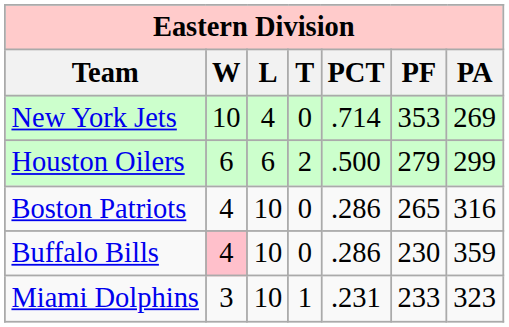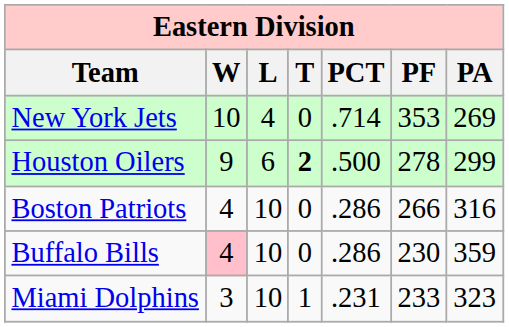(226, 162) 6 -> (226, 162) 9
(305, 162) normal -> (305, 162) bold
(419, 162) 279 -> (419, 162) 278
(419, 207) 265 -> (419, 207) 266
